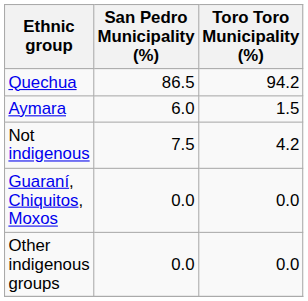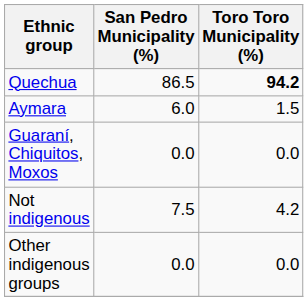(283, 82) normal -> (283, 82) bold
rows swapped: (46, 199) <-> (49, 145)
